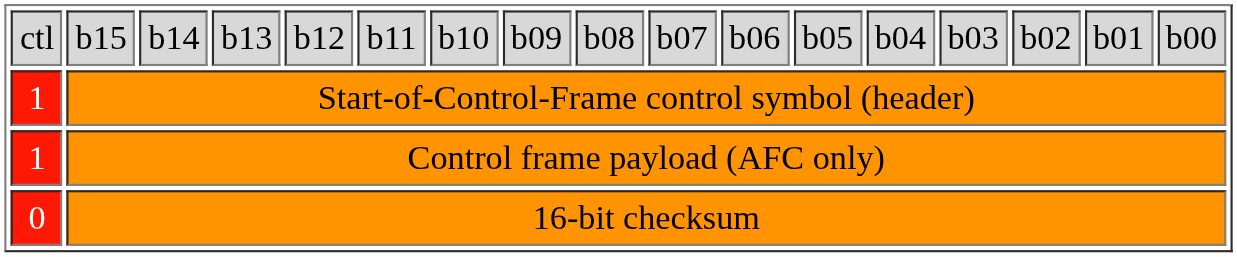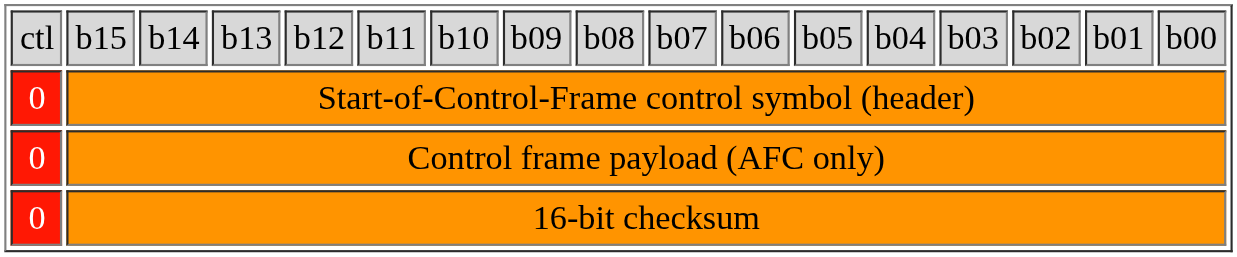(37, 97) 1 -> (37, 97) 0
(37, 157) 1 -> (37, 157) 0
